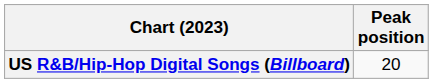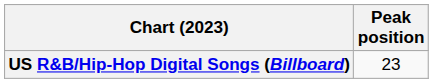(391, 64) 20 -> (391, 64) 23
